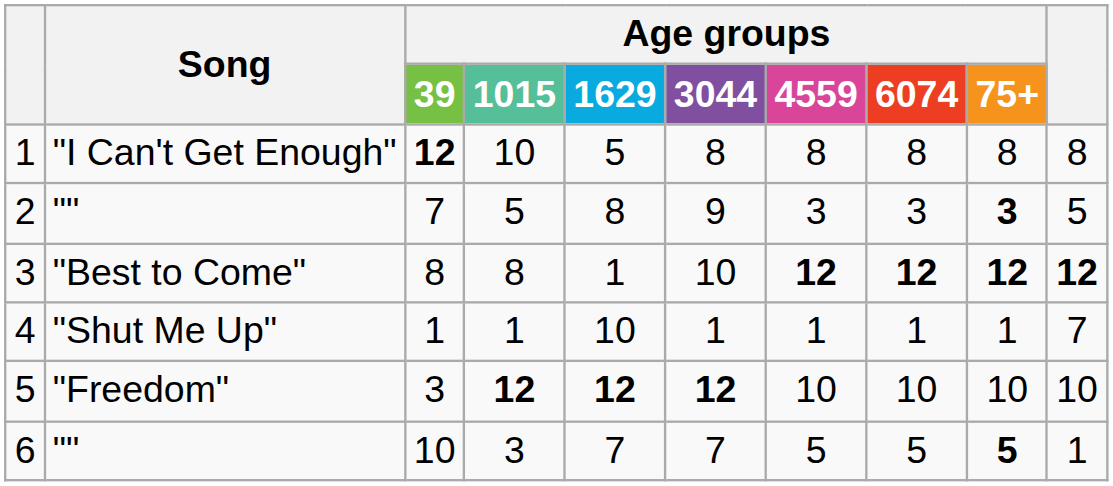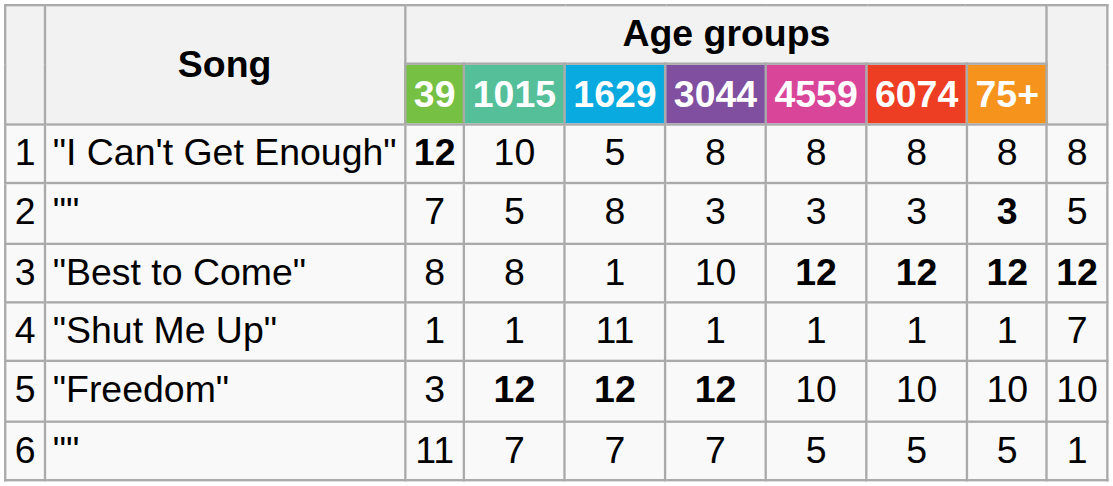(716, 212) 9 -> (716, 212) 3
(615, 331) 10 -> (615, 331) 11
(435, 449) 10 -> (435, 449) 11
(514, 449) 3 -> (514, 449) 7
(1007, 449) bold -> (1007, 449) normal
